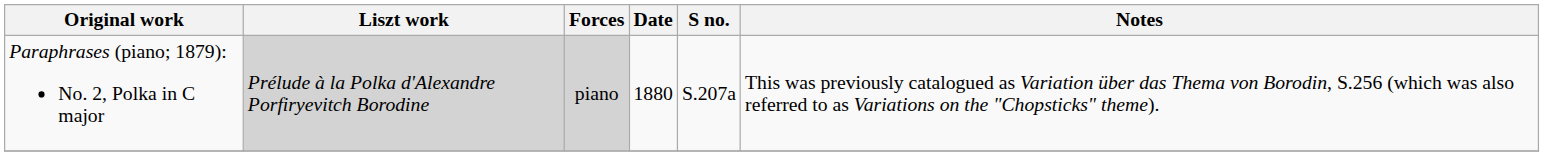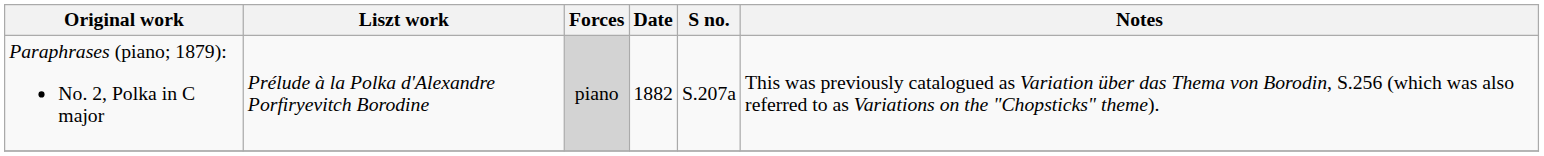(371, 93) lightgrey background -> (371, 93) no background
(653, 93) 1880 -> (653, 93) 1882
